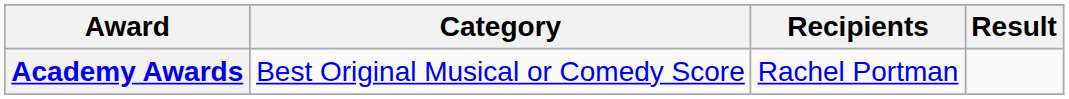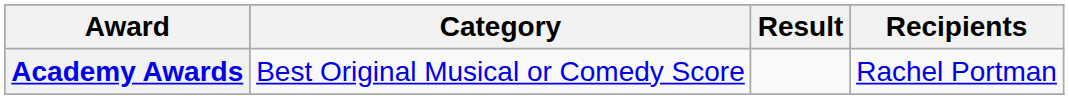columns swapped: (858, 26) <-> (1014, 26)
